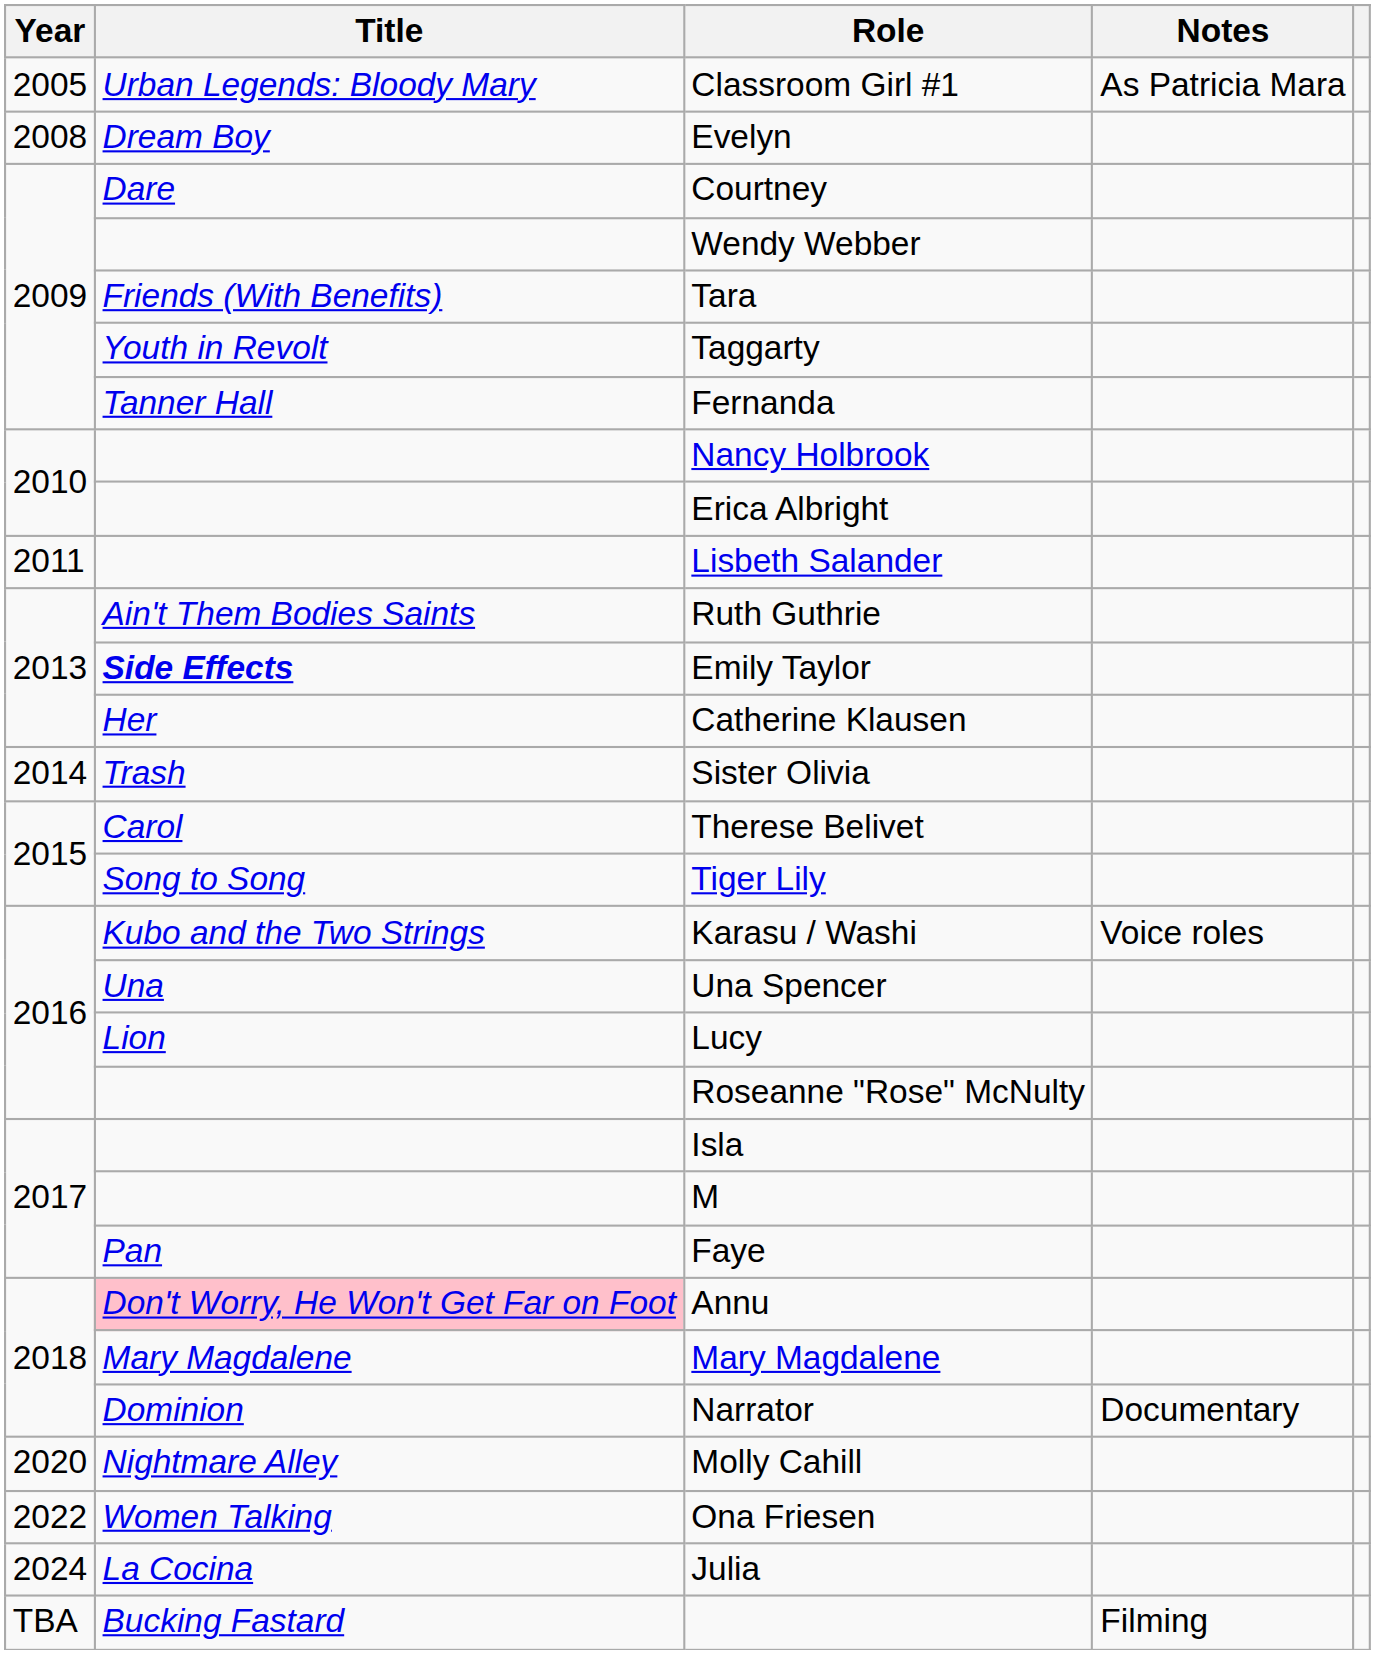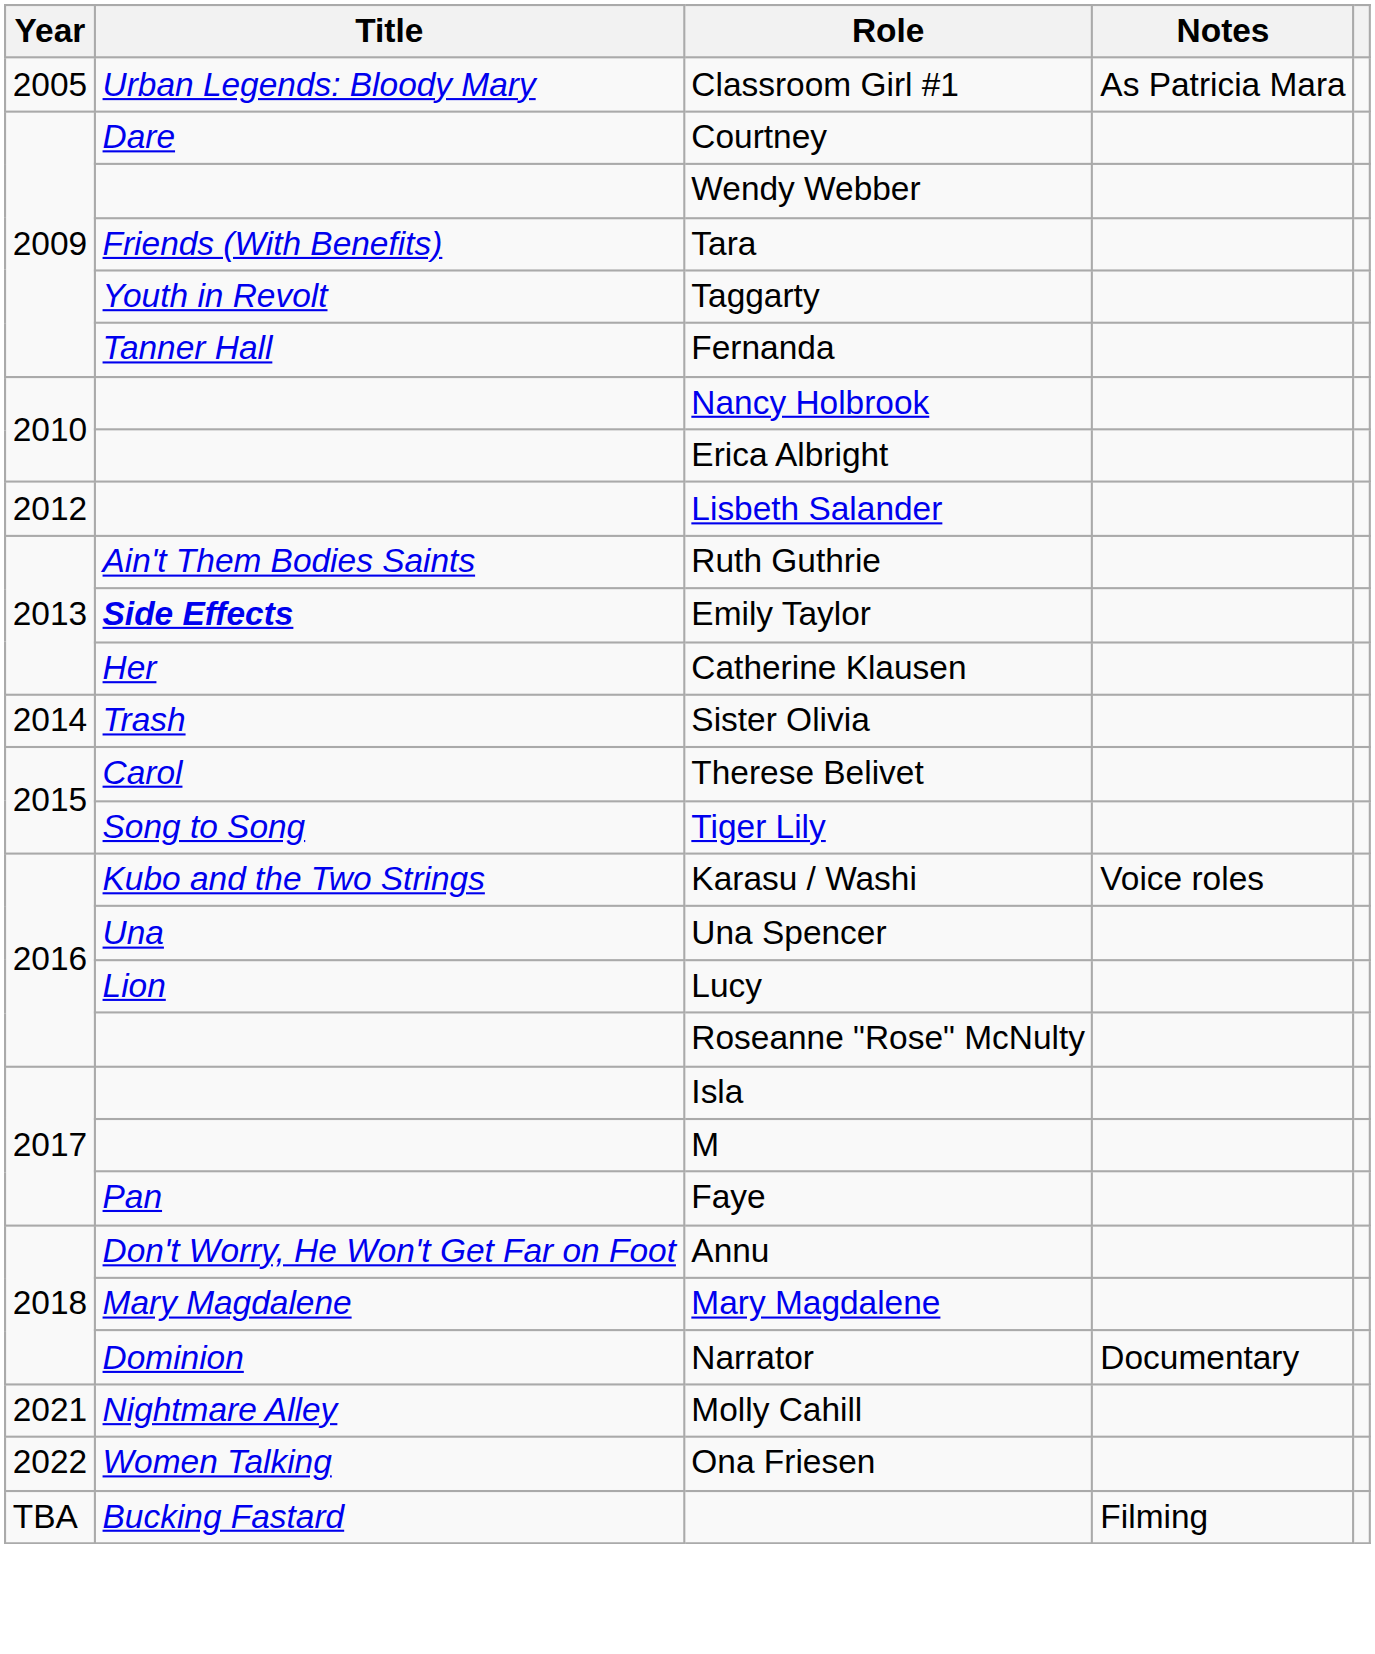- row: (742, 137)
(49, 561) 2011 -> (50, 508) 2012
(389, 1303) pink background -> (389, 1250) no background
(50, 1462) 2020 -> (50, 1409) 2021
- row: (726, 1568)
